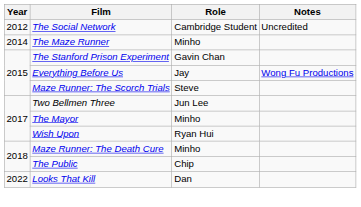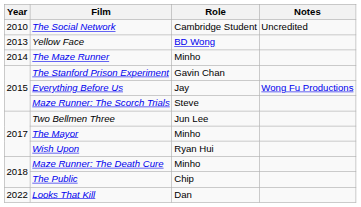(17, 27) 2012 -> (17, 27) 2010
+ row: (58, 42)
